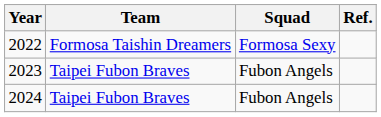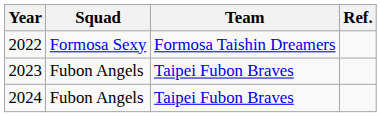columns swapped: (287, 17) <-> (140, 17)
